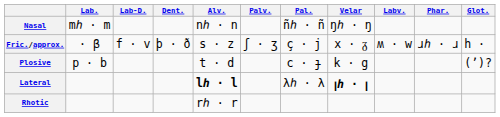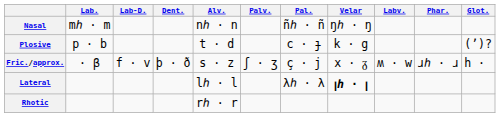rows swapped: (35, 62) <-> (35, 44)
(217, 83) bold -> (217, 83) normal
